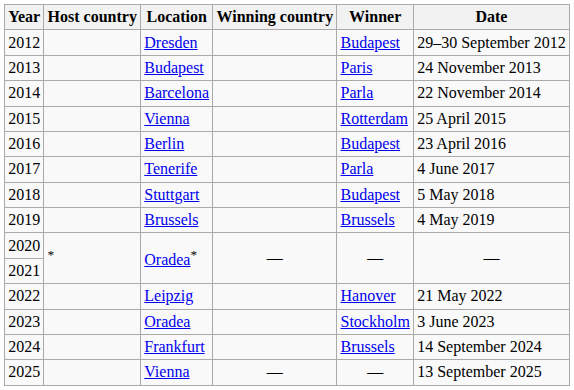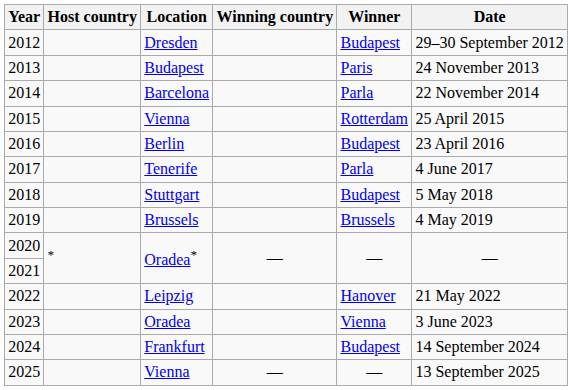(375, 321) Stockholm -> (363, 321) Vienna
(368, 347) Brussels -> (370, 347) Budapest
